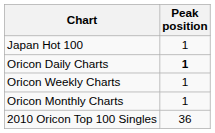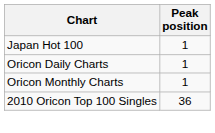(185, 63) bold -> (185, 63) normal
- row: (64, 82)
